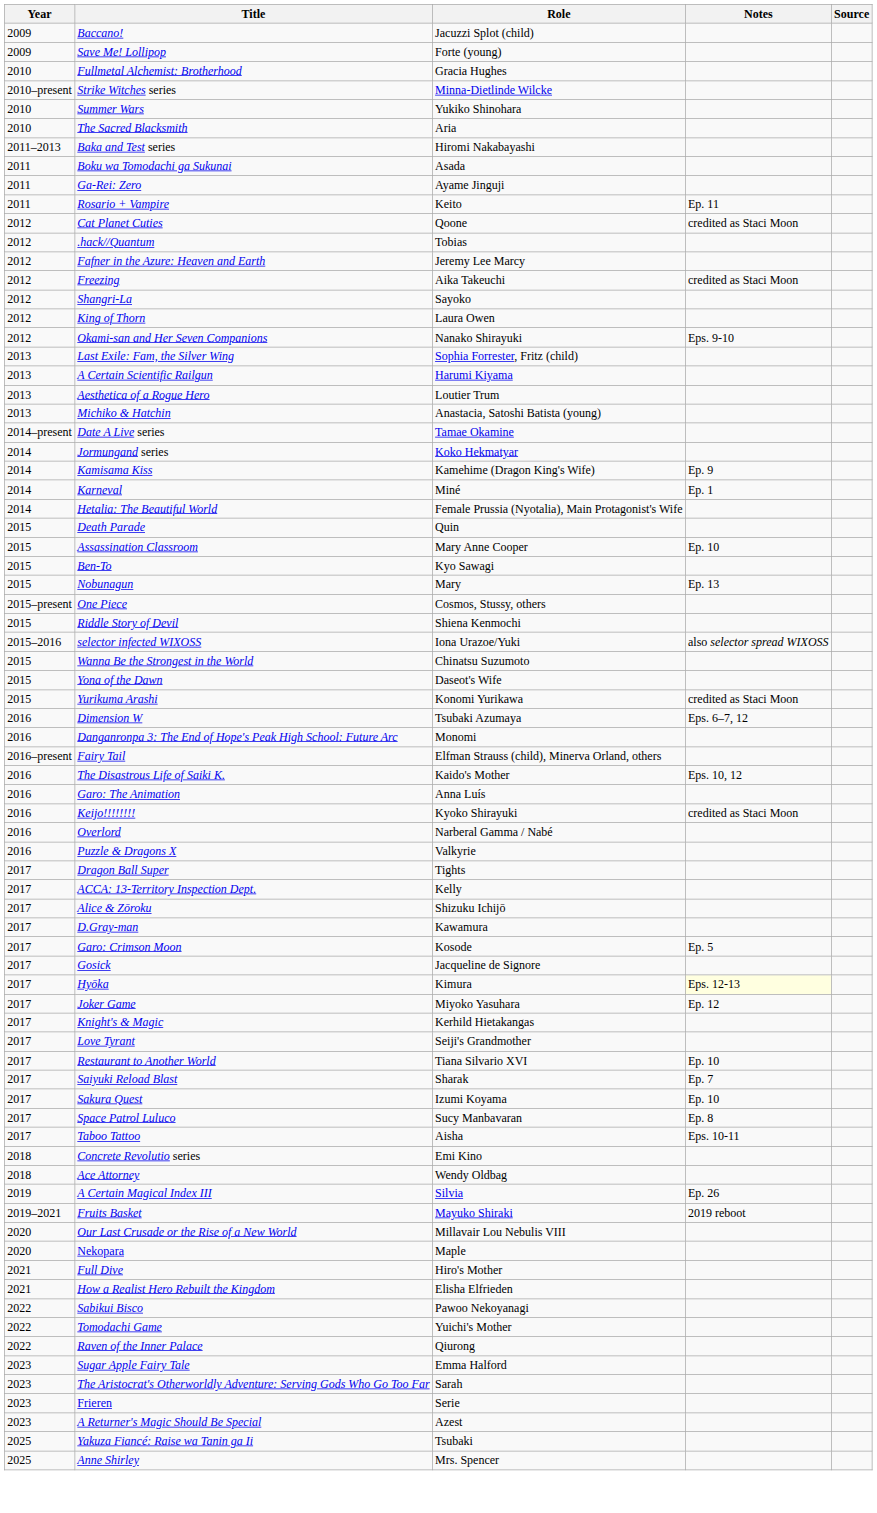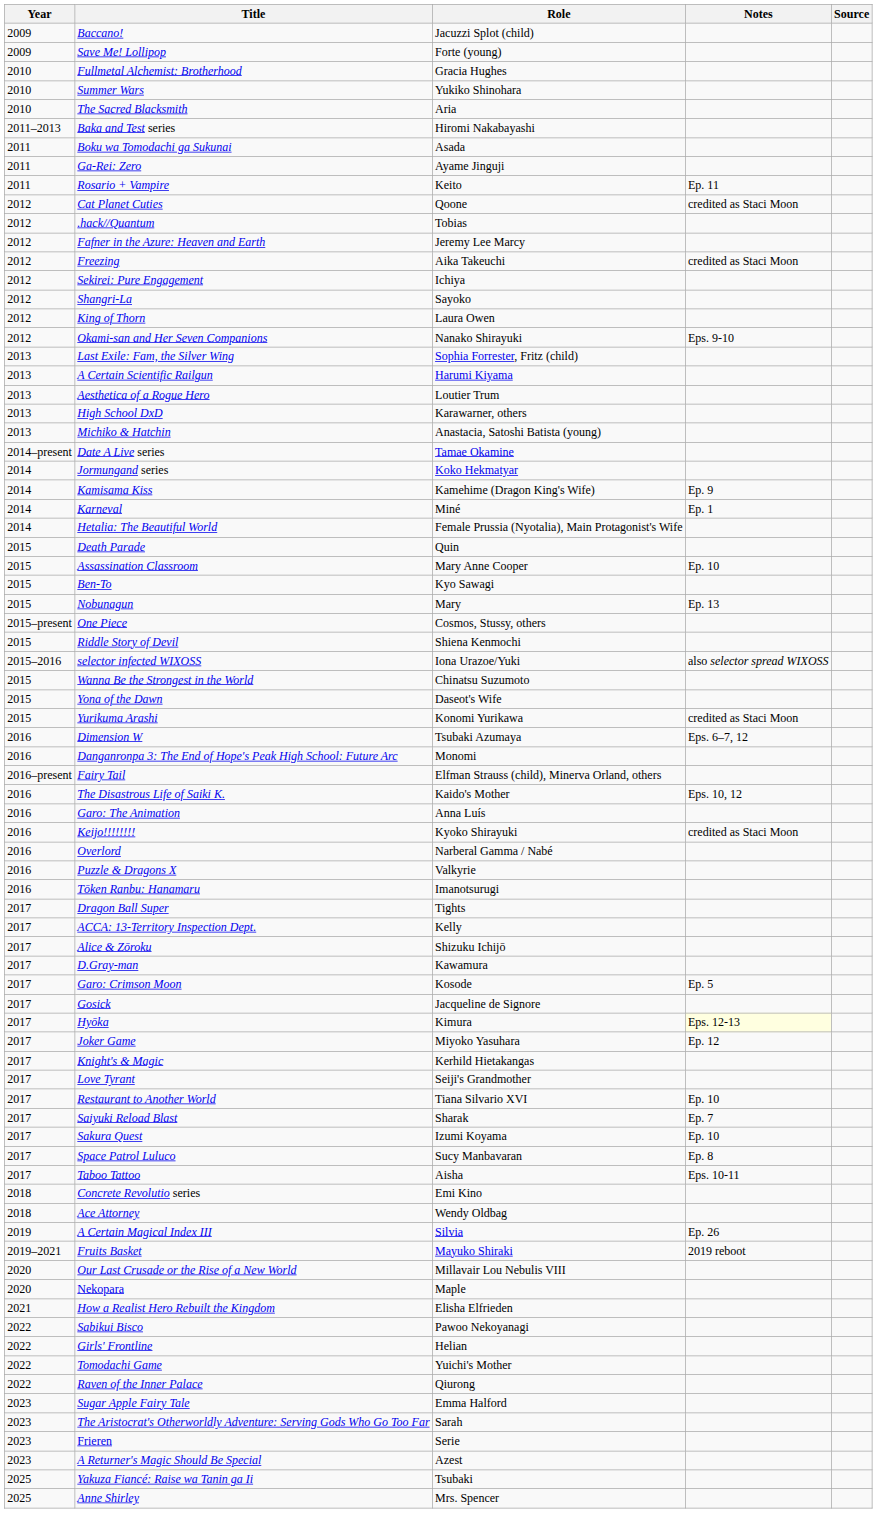- row: (127, 90)
+ row: (140, 280)
+ row: (120, 413)
+ row: (139, 889)
- row: (100, 1270)
+ row: (115, 1346)
